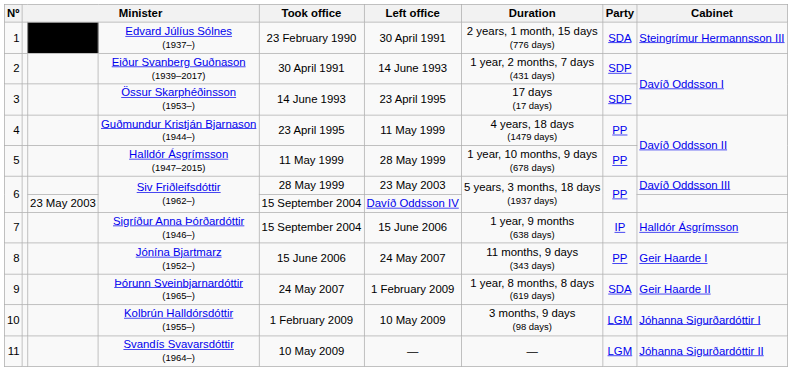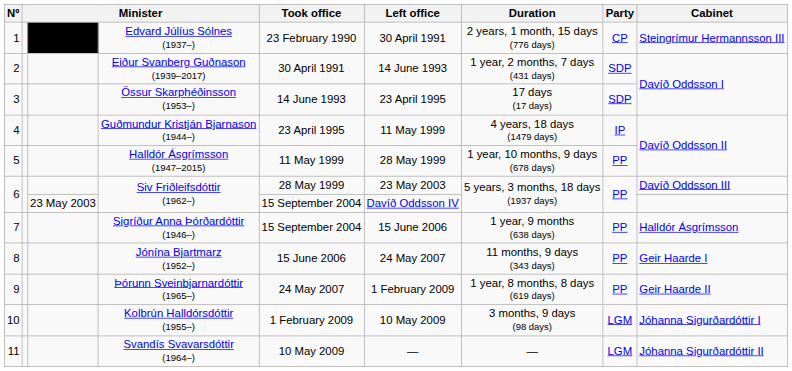(620, 37) SDA -> (620, 37) CP
(620, 130) PP -> (620, 130) IP
(620, 227) IP -> (620, 227) PP
(620, 289) SDA -> (620, 289) PP
